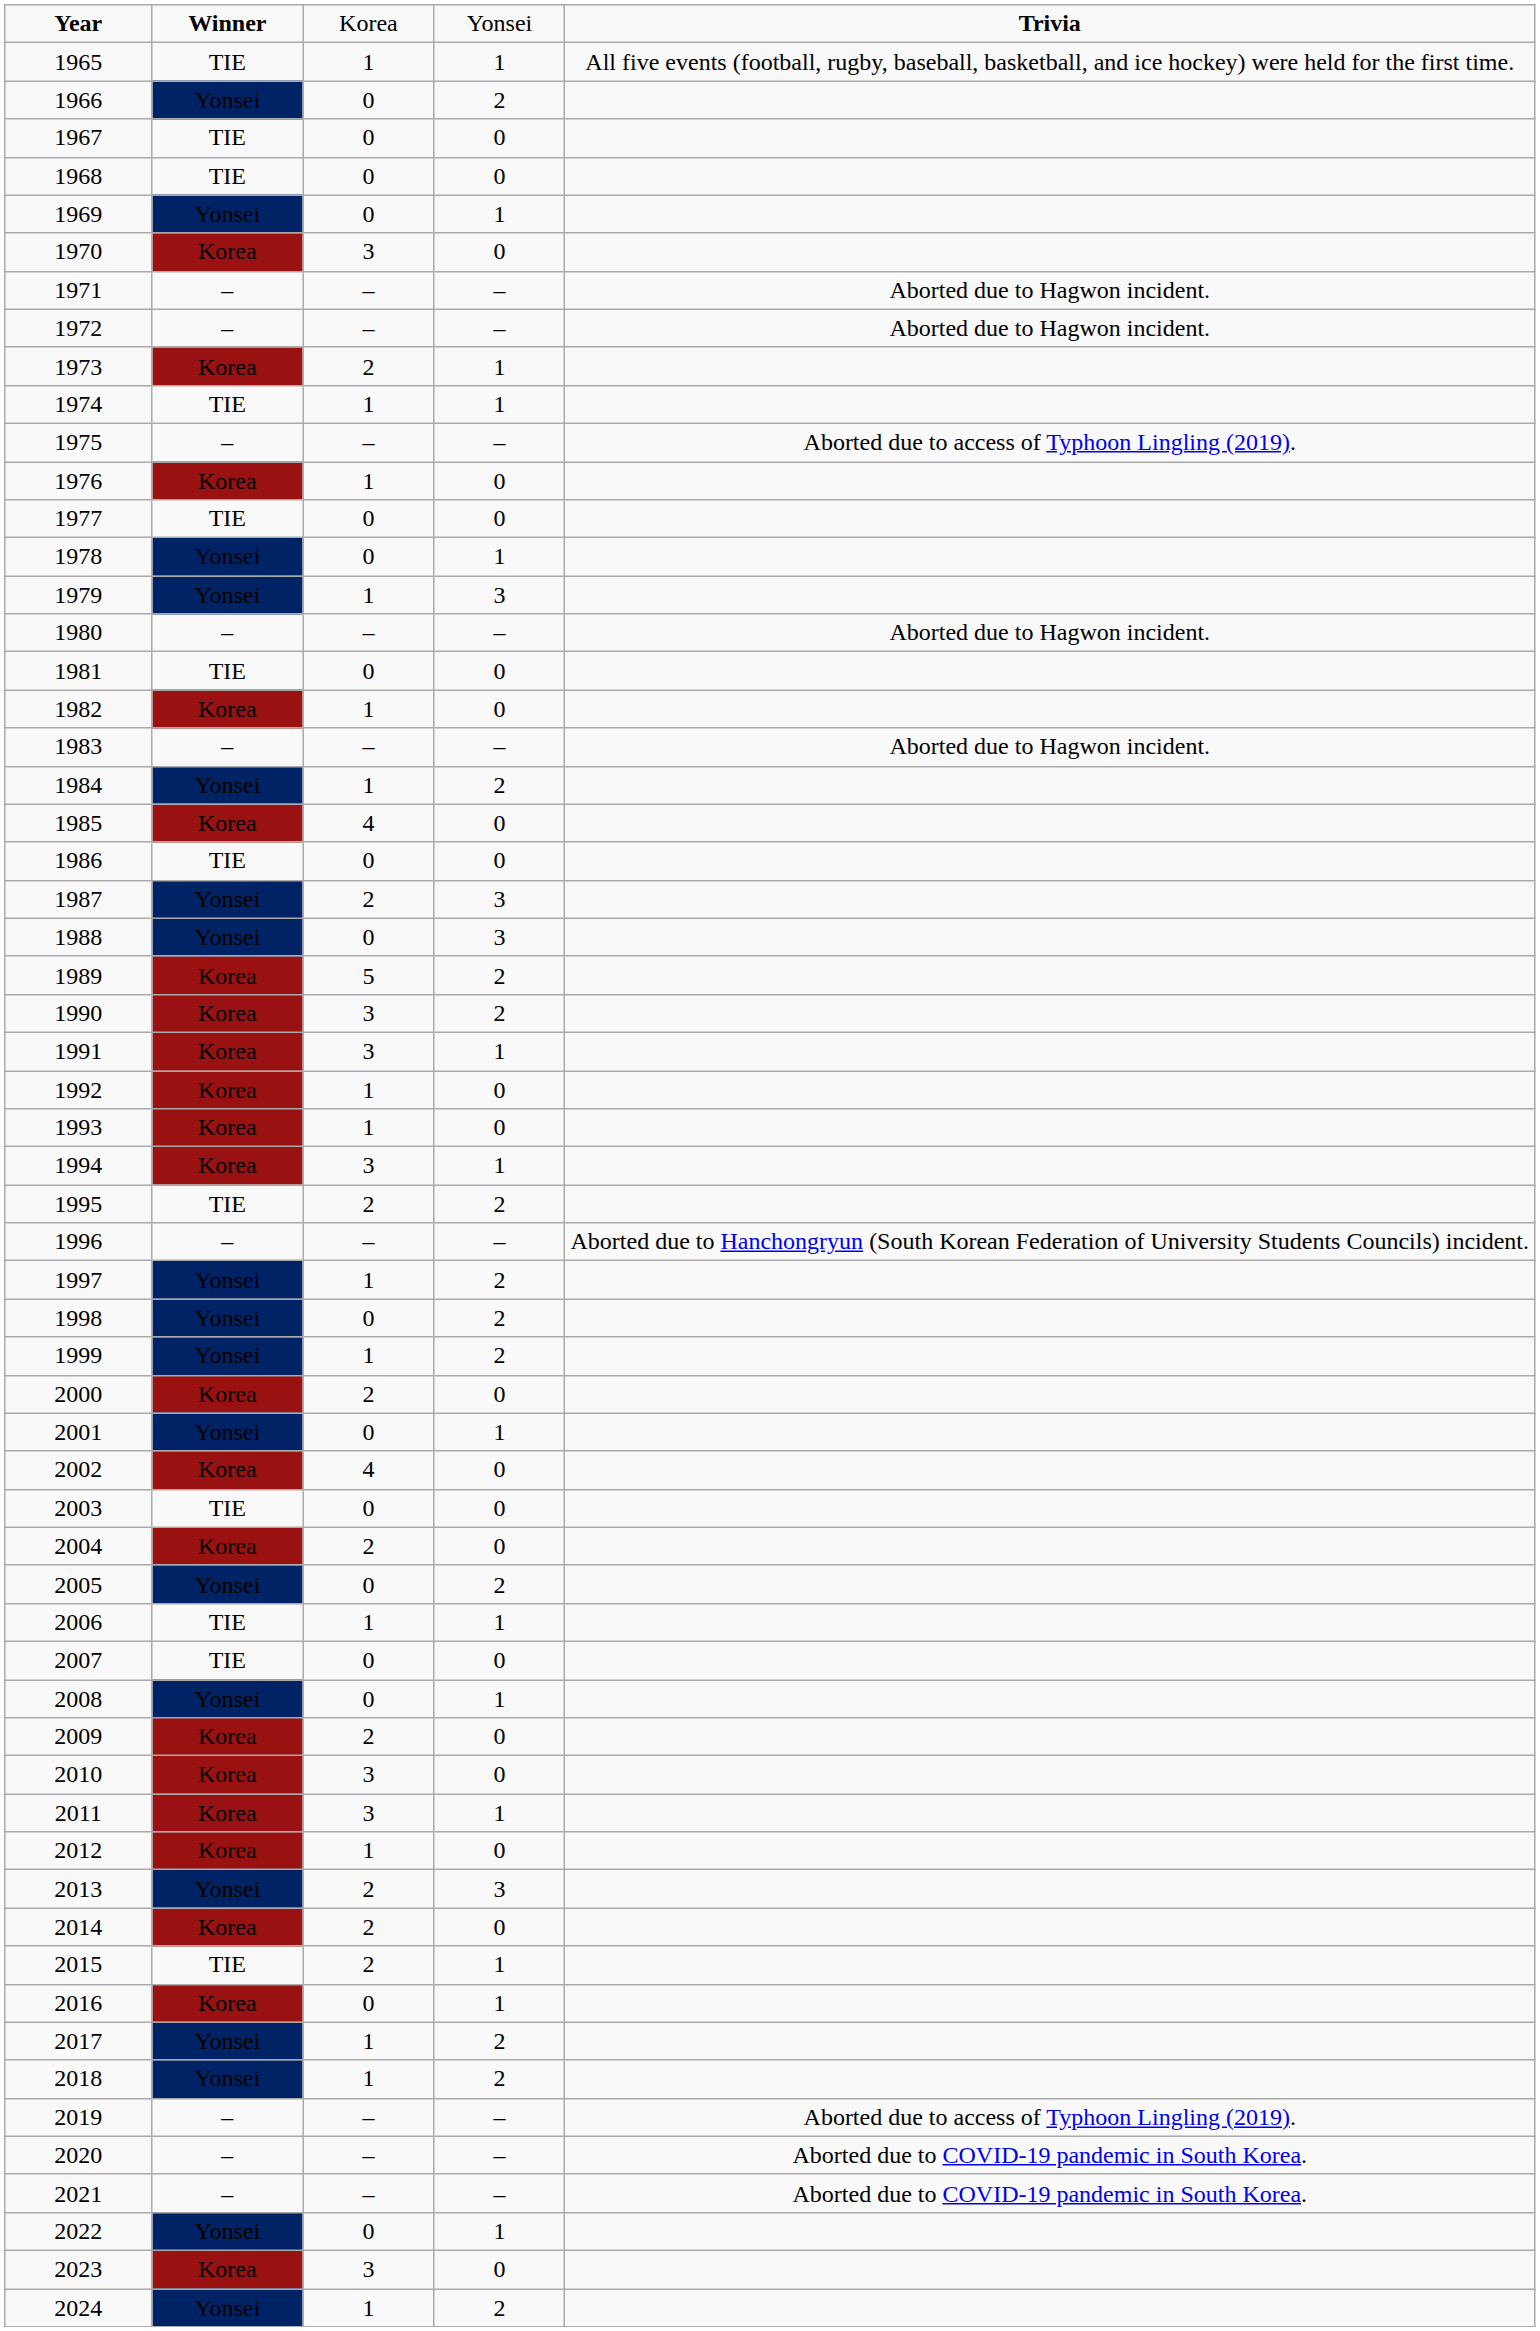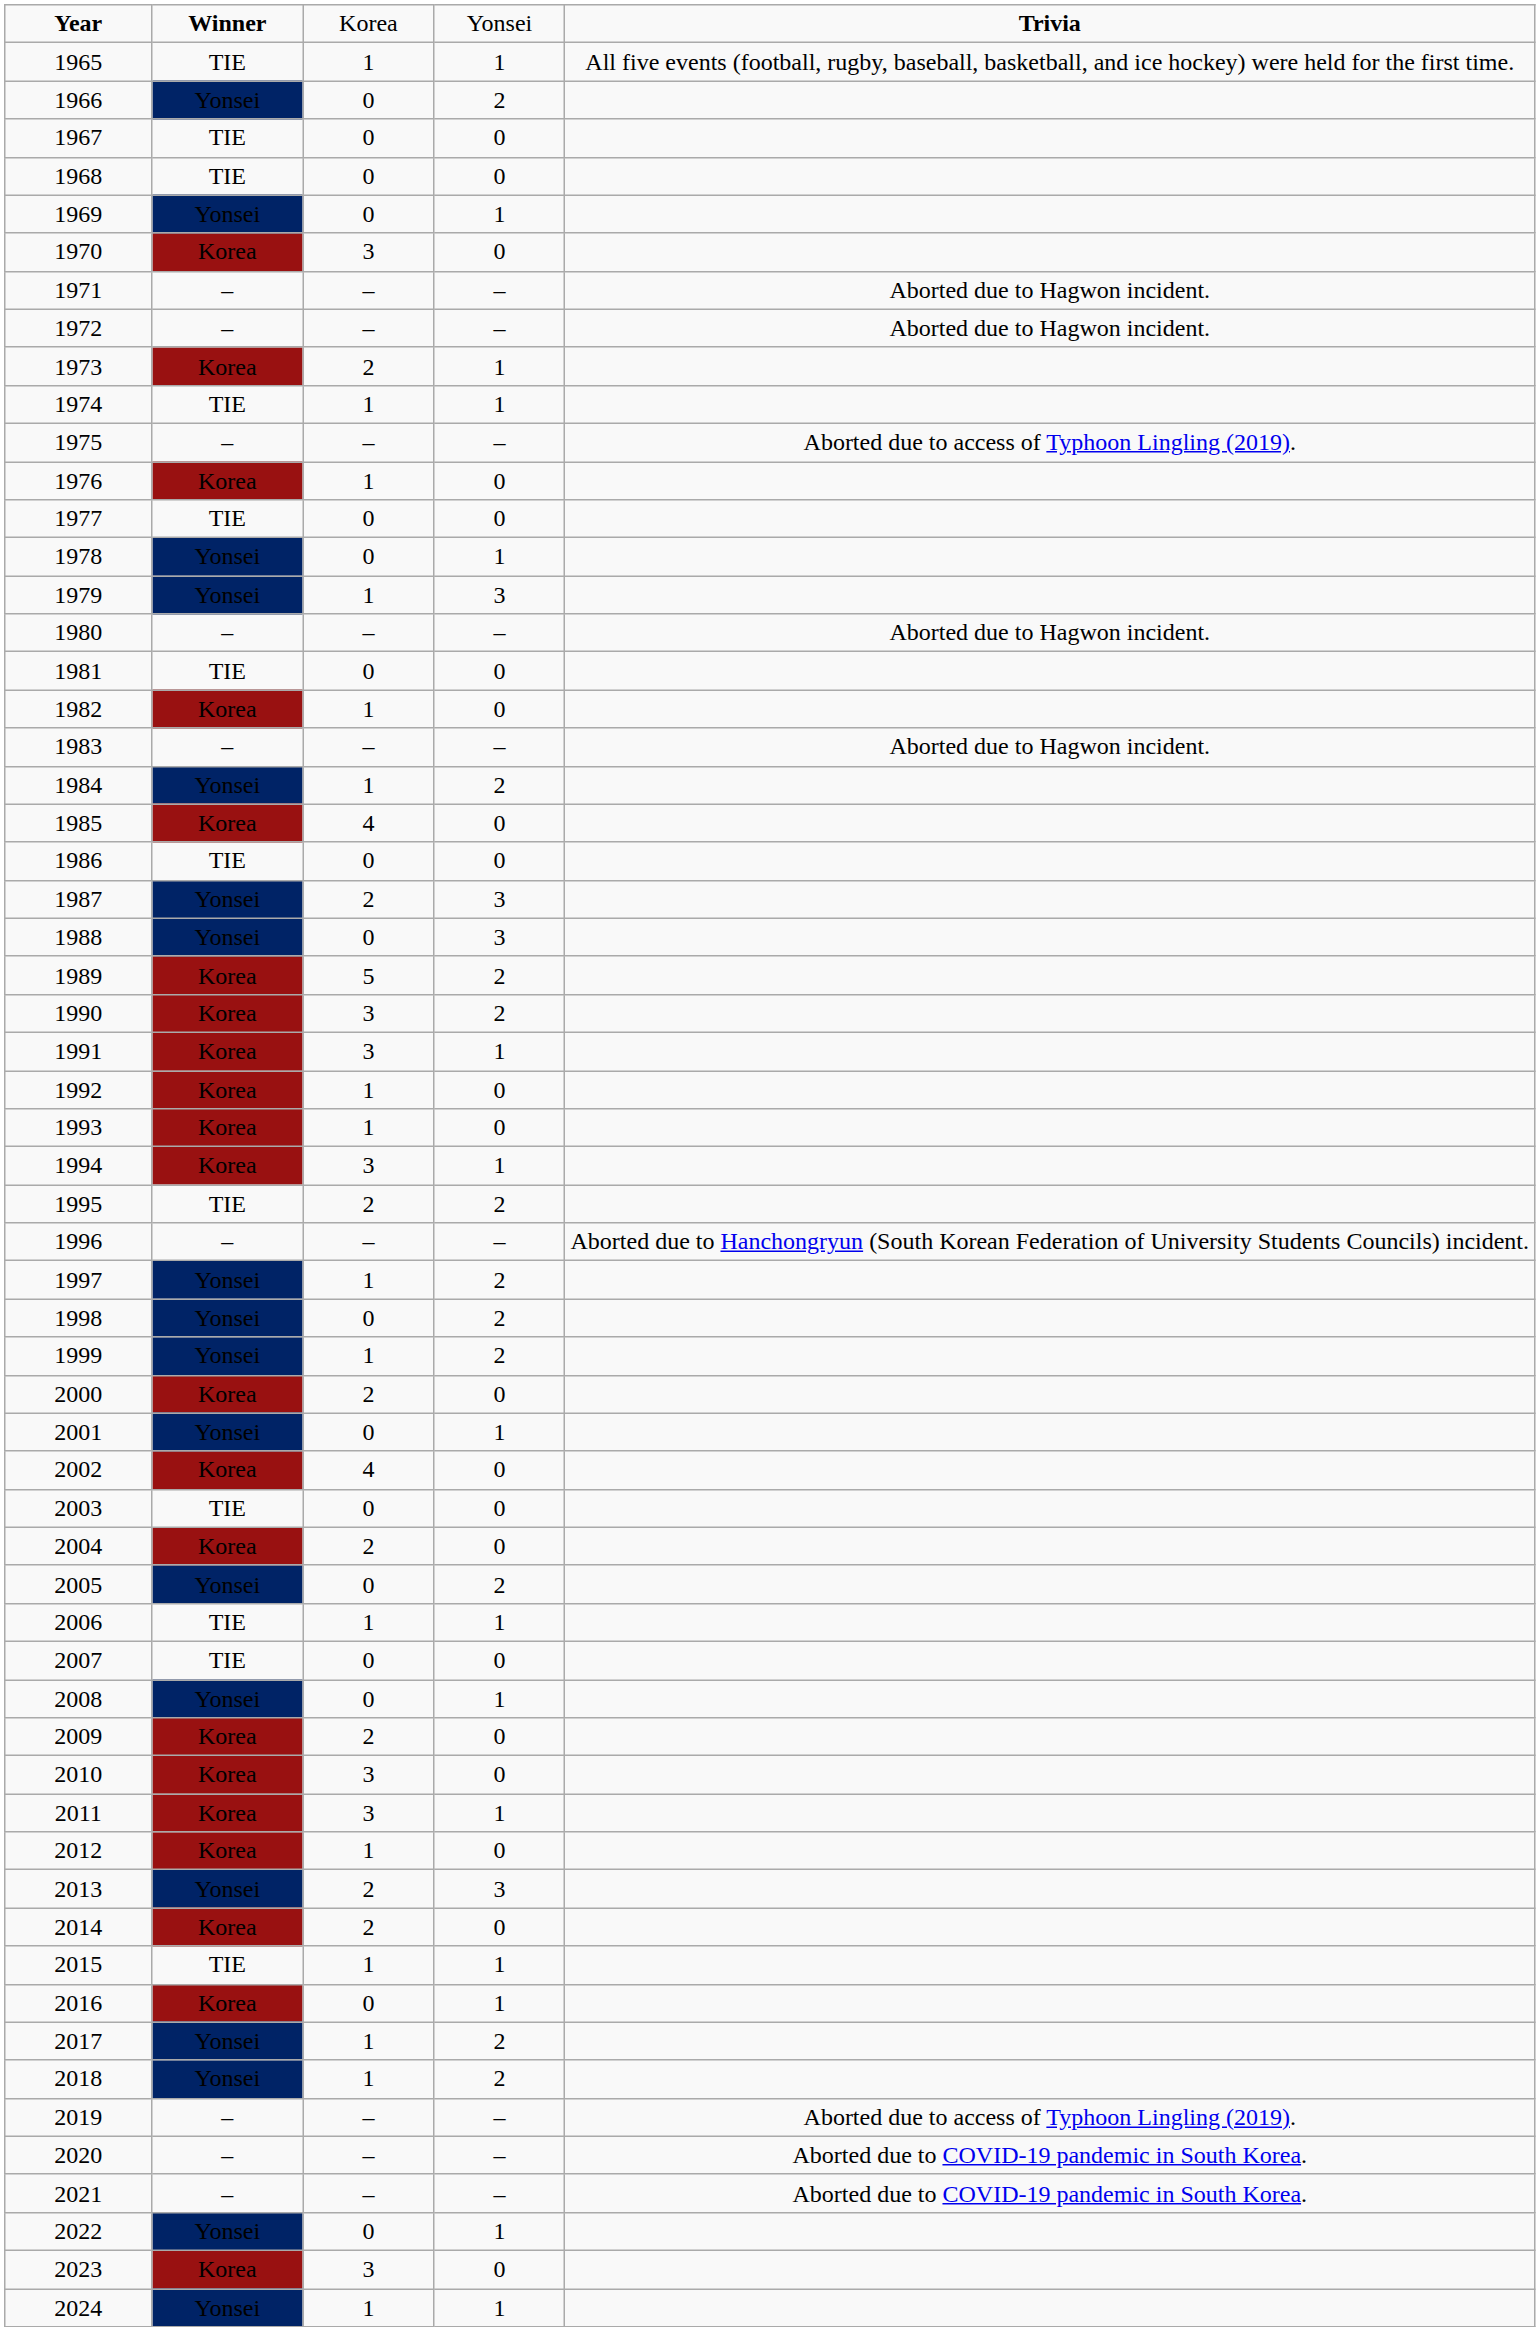(368, 1964) 2 -> (368, 1964) 1
(499, 2307) 2 -> (499, 2307) 1
